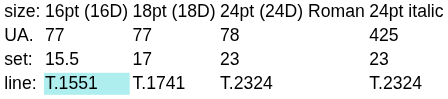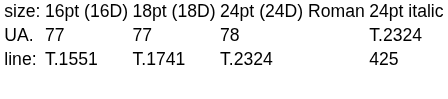(384, 35) 425 -> (396, 35) T.2324
- row: (18, 59)
(71, 83) paleturquoise background -> (71, 59) no background
(396, 83) T.2324 -> (384, 59) 425
